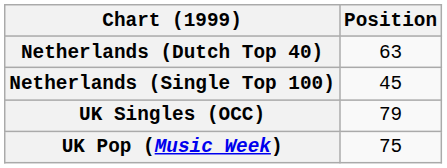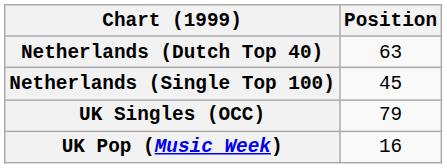(391, 147) 75 -> (391, 147) 16
